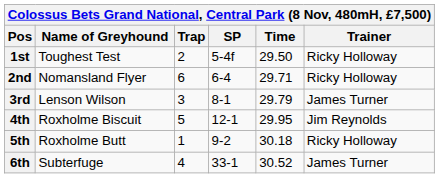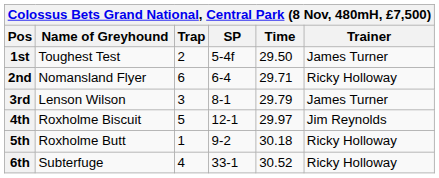(352, 57) Ricky Holloway -> (347, 57) James Turner
(276, 120) 29.95 -> (276, 120) 29.97
(347, 162) James Turner -> (352, 162) Ricky Holloway
